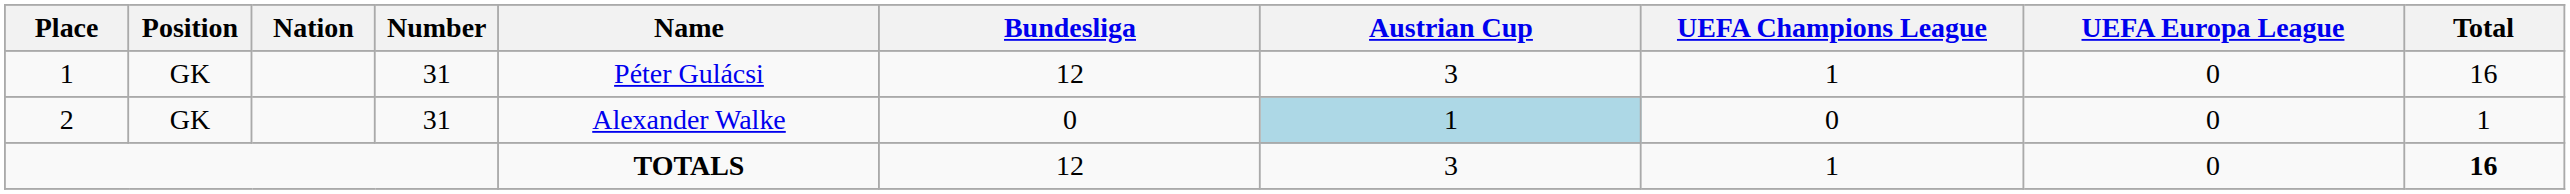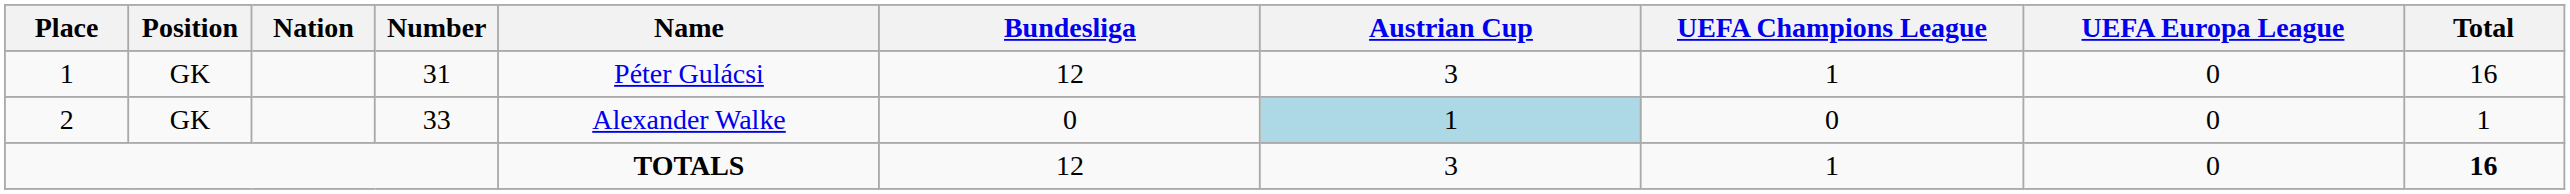(437, 119) 31 -> (437, 119) 33
